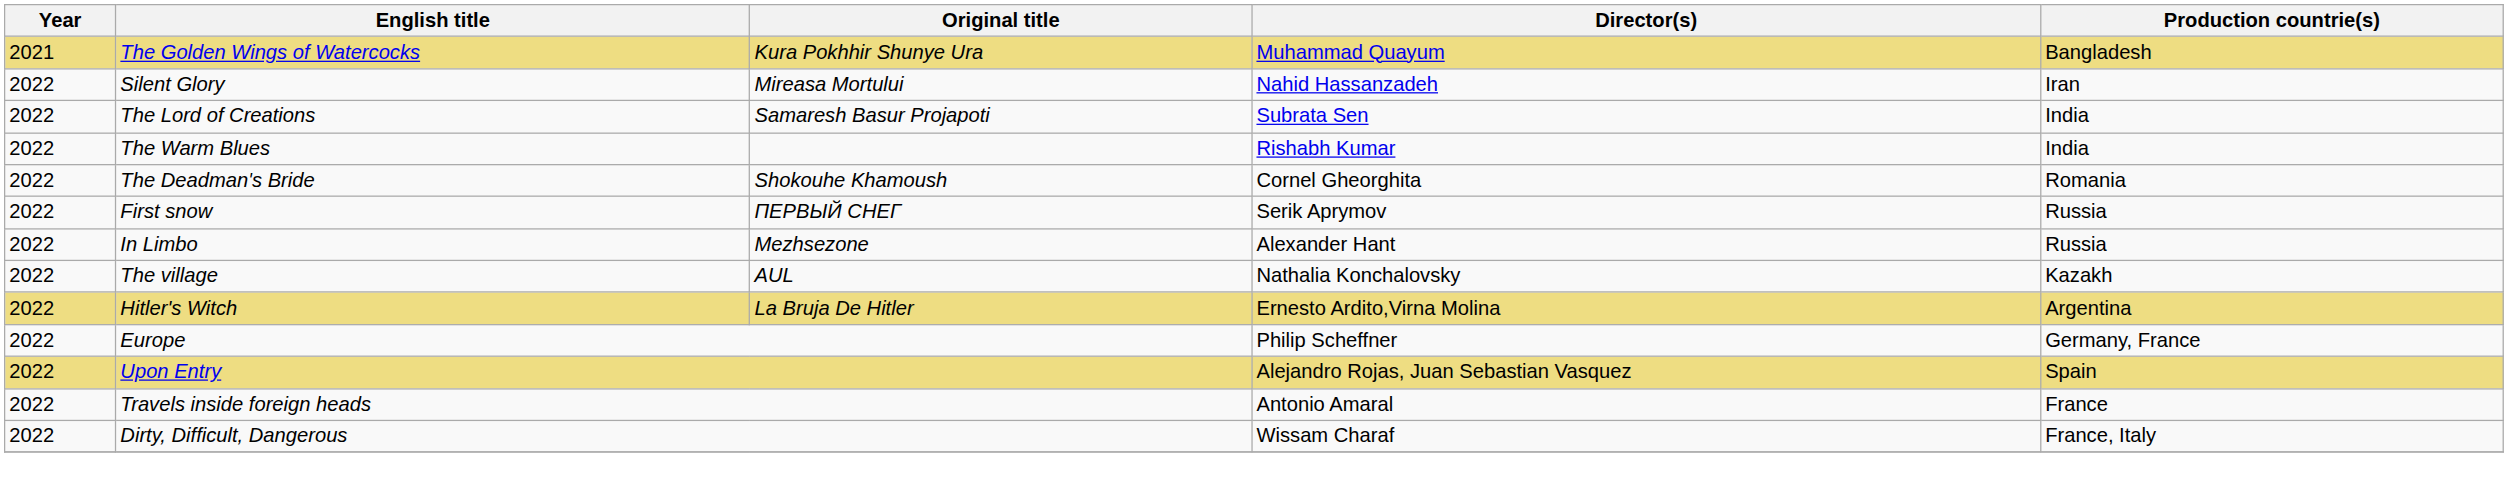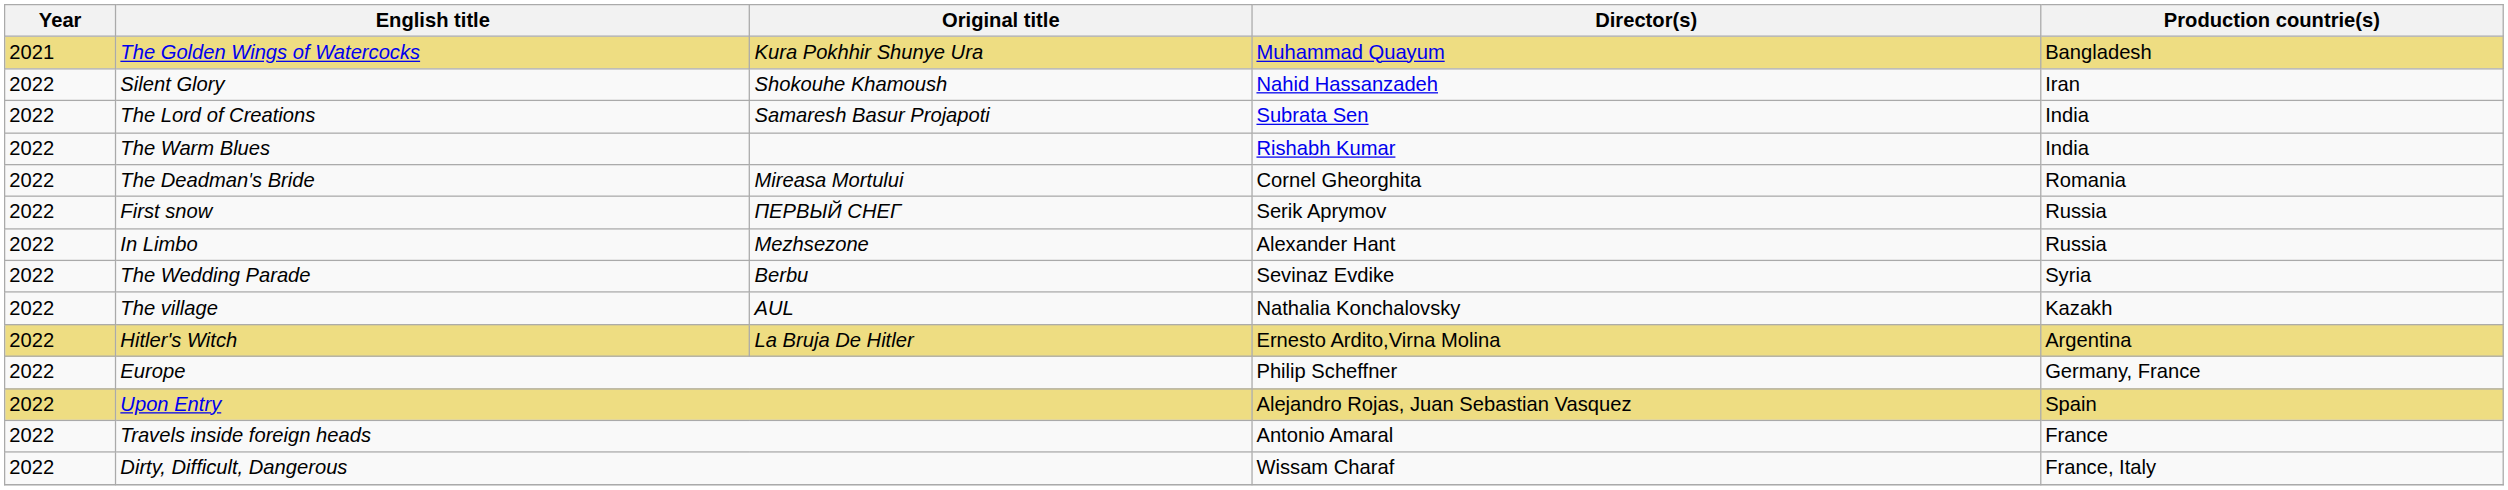(829, 84) Mireasa Mortului -> (851, 84) Shokouhe Khamoush
(851, 180) Shokouhe Khamoush -> (829, 180) Mireasa Mortului
+ row: (215, 276)
